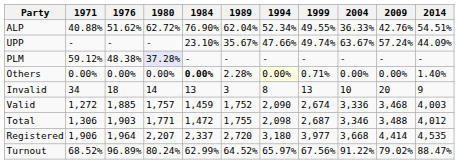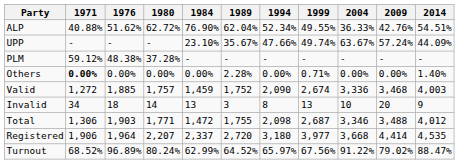(163, 58) lavender background -> (163, 58) no background
(83, 74) normal -> (83, 74) bold
(199, 74) bold -> (199, 74) normal
(277, 74) lightyellow background -> (277, 74) no background
rows swapped: (21, 105) <-> (27, 89)
